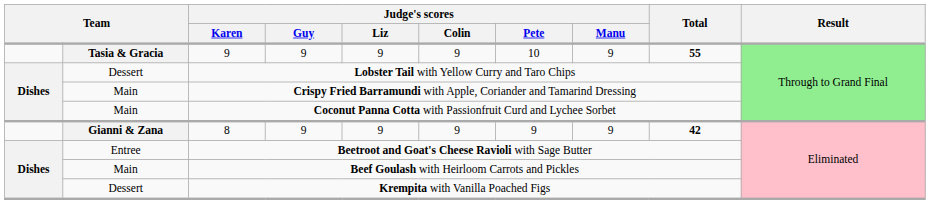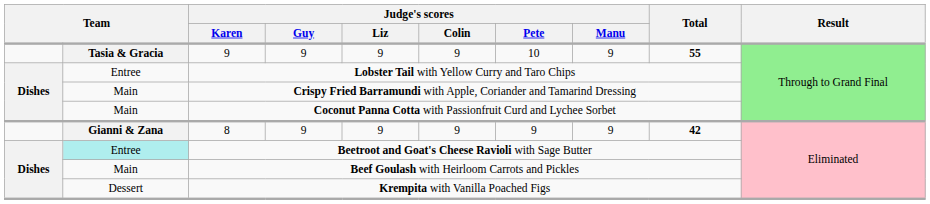(126, 72) Dessert -> (126, 72) Entree
(126, 150) no background -> (126, 150) paleturquoise background
